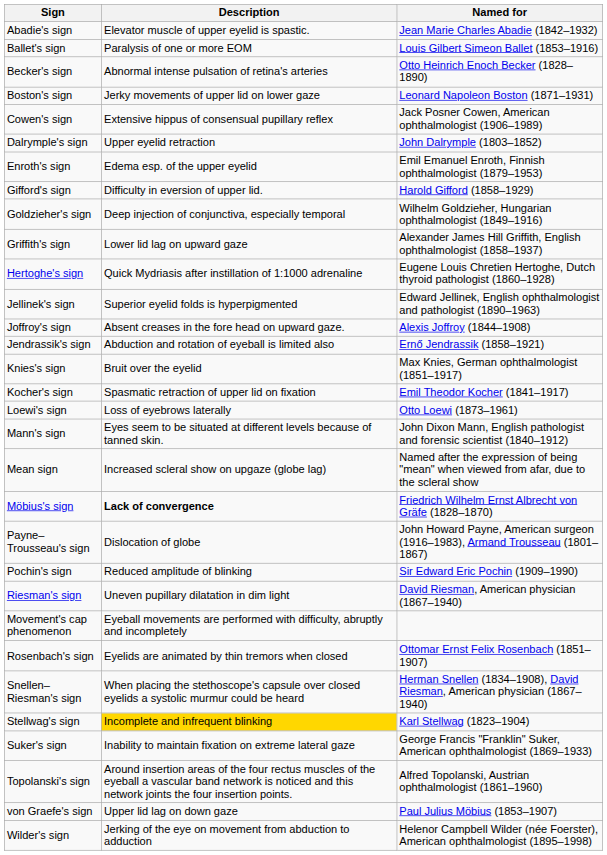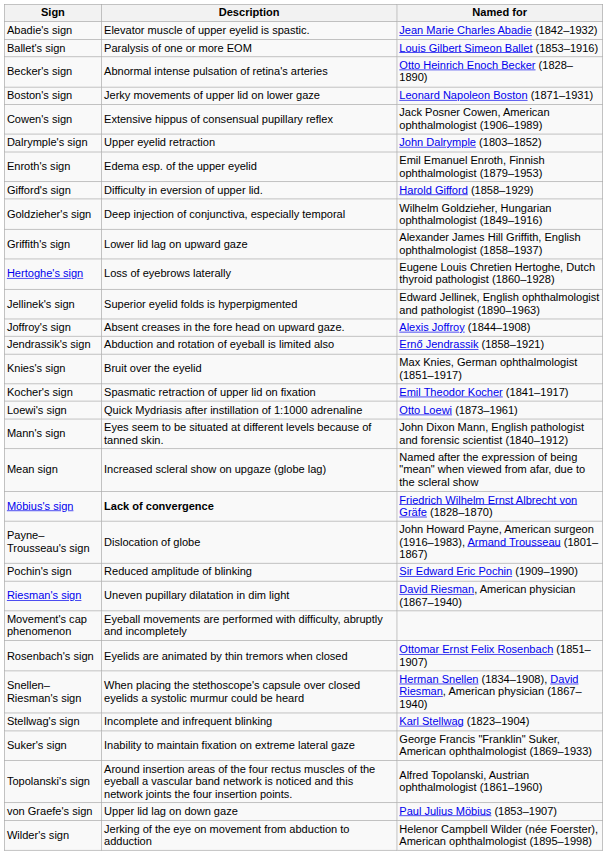(233, 274) Quick Mydriasis after instillation of 1:1000 adrenaline -> (168, 274) Loss of eyebrows laterally
(168, 410) Loss of eyebrows laterally -> (233, 410) Quick Mydriasis after instillation of 1:1000 adrenaline
(188, 721) gold background -> (188, 721) no background
